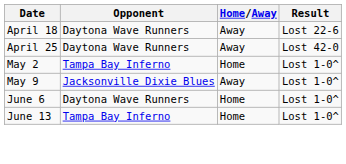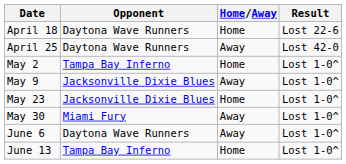(232, 30) Away -> (232, 30) Home
+ row: (26, 99)
+ row: (26, 116)
(232, 99) Home -> (232, 133) Away
